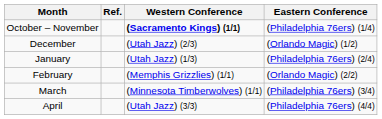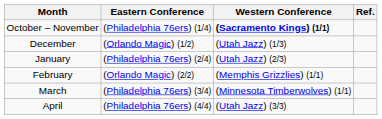columns swapped: (321, 12) <-> (113, 12)
(162, 43) (Utah Jazz) (2/3) -> (251, 43) (Utah Jazz) (1/3)
(162, 59) (Utah Jazz) (1/3) -> (251, 59) (Utah Jazz) (2/3)
